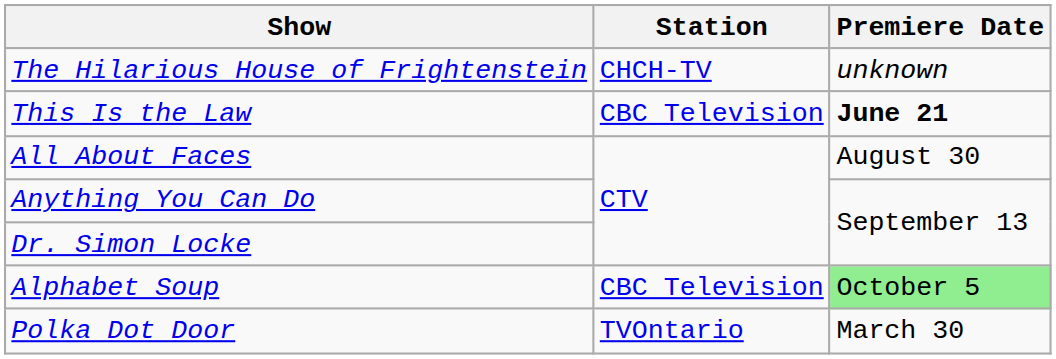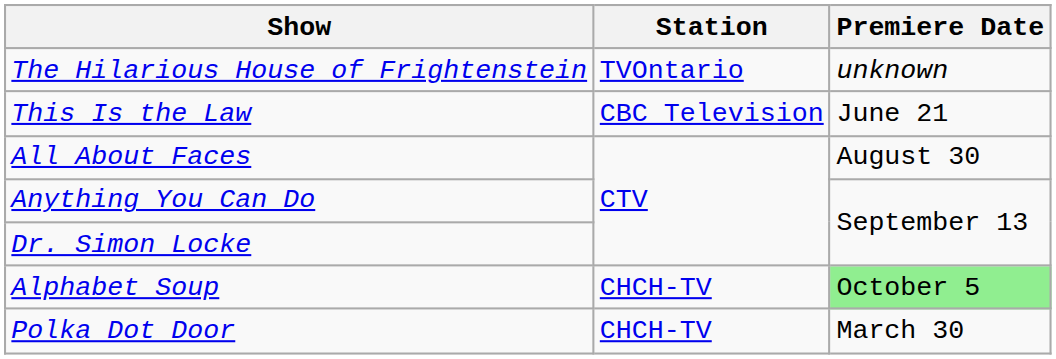(656, 70) CHCH-TV -> (672, 70) TVOntario
(892, 114) bold -> (892, 114) normal
(712, 287) CBC Television -> (656, 287) CHCH-TV
(672, 331) TVOntario -> (656, 331) CHCH-TV
